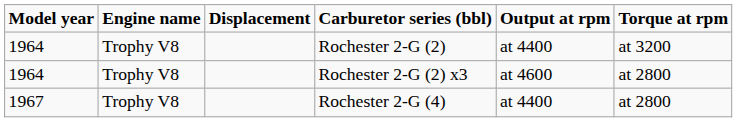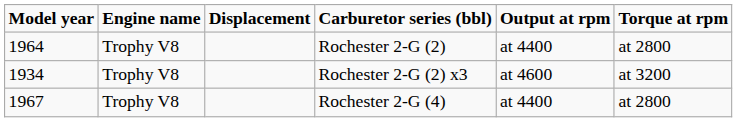(645, 46) at 3200 -> (645, 46) at 2800
(26, 74) 1964 -> (26, 74) 1934
(645, 74) at 2800 -> (645, 74) at 3200
